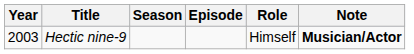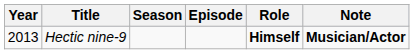(23, 37) 2003 -> (23, 37) 2013
(272, 37) normal -> (274, 37) bold
